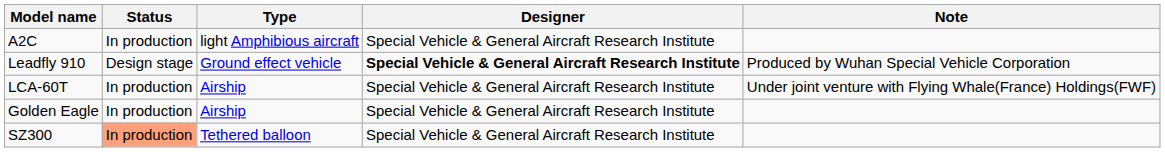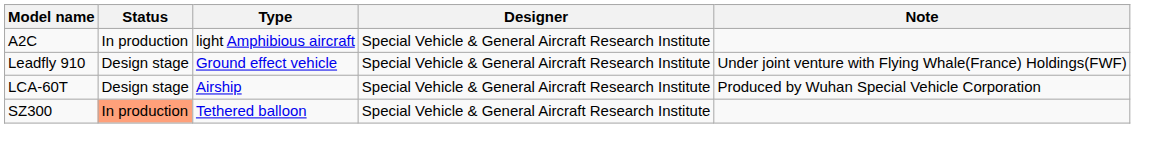(553, 64) bold -> (536, 64) normal
(909, 64) Produced by Wuhan Special Vehicle Corporation -> (922, 64) Under joint venture with Flying Whale(France) Holdings(FWF)
(149, 88) In production -> (145, 88) Design stage
(951, 88) Under joint venture with Flying Whale(France) Holdings(FWF) -> (879, 88) Produced by Wuhan Special Vehicle Corporation
- row: (53, 111)
